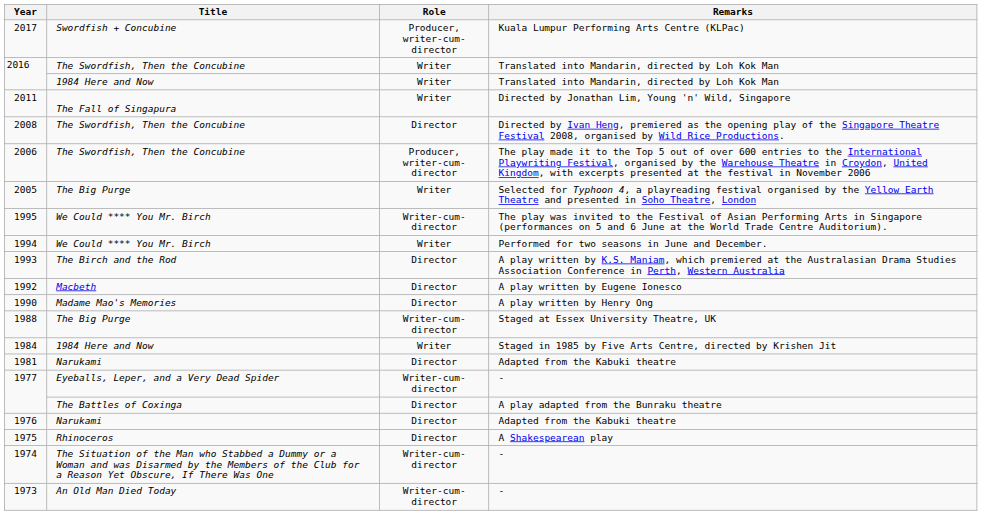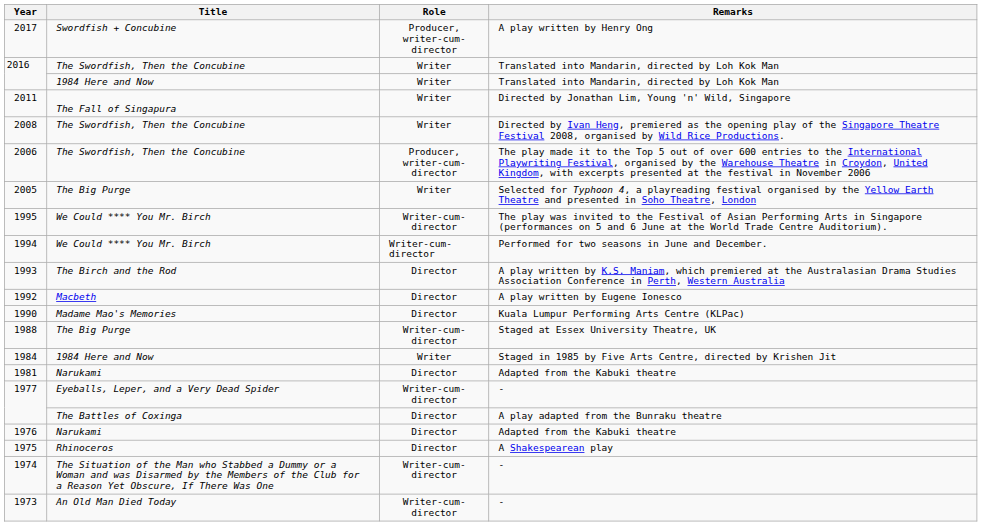(622, 28) Kuala Lumpur Performing Arts Centre (KLPac) -> (576, 28) A play written by Henry Ong
(434, 125) Director -> (434, 125) Writer
(434, 244) Writer -> (420, 249) Writer-cum-director
(576, 303) A play written by Henry Ong -> (622, 314) Kuala Lumpur Performing Arts Centre (KLPac)
